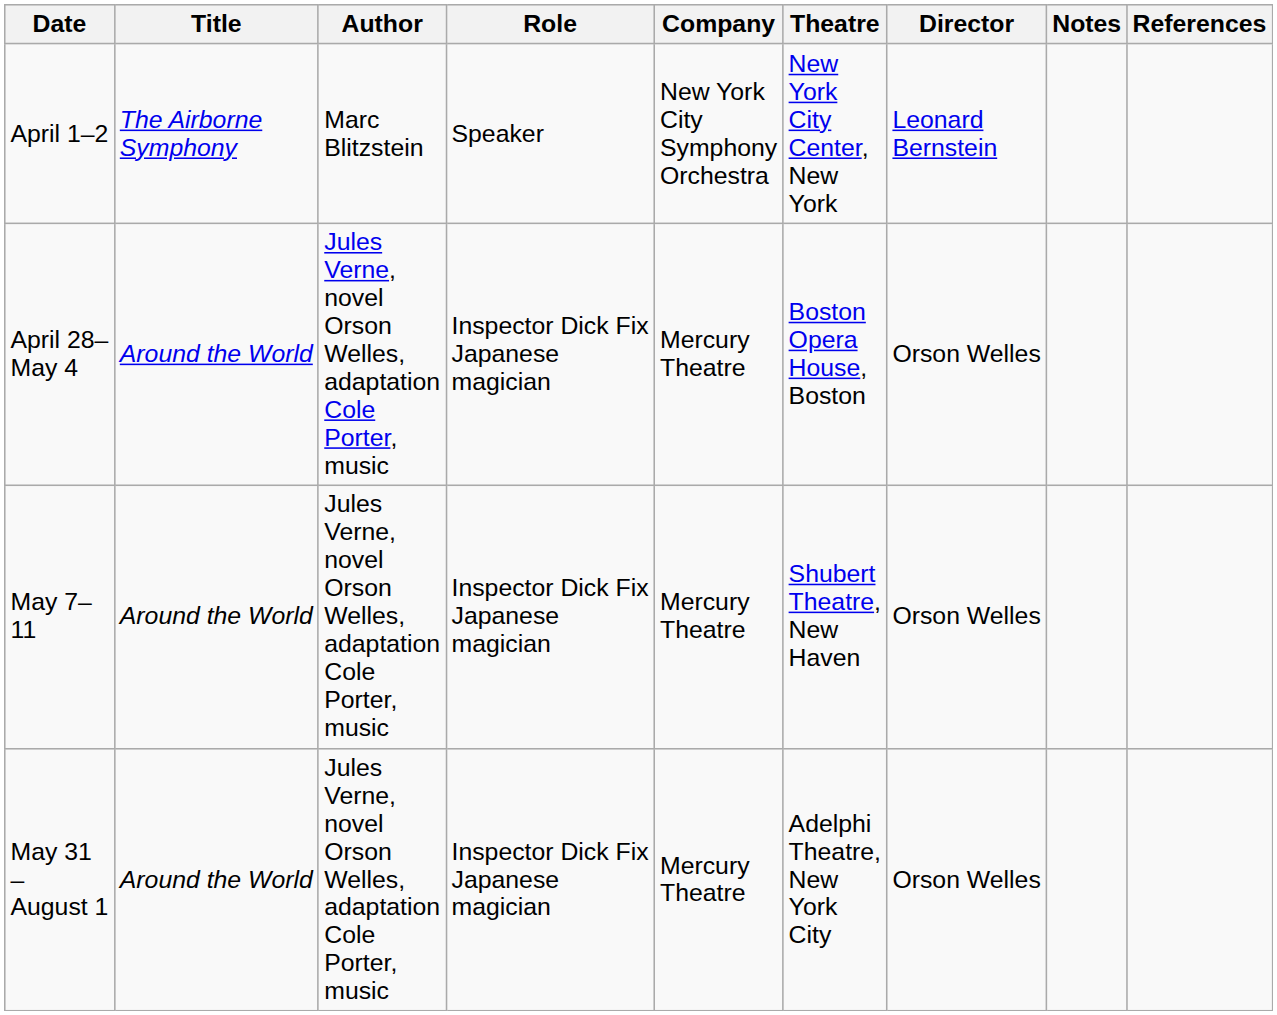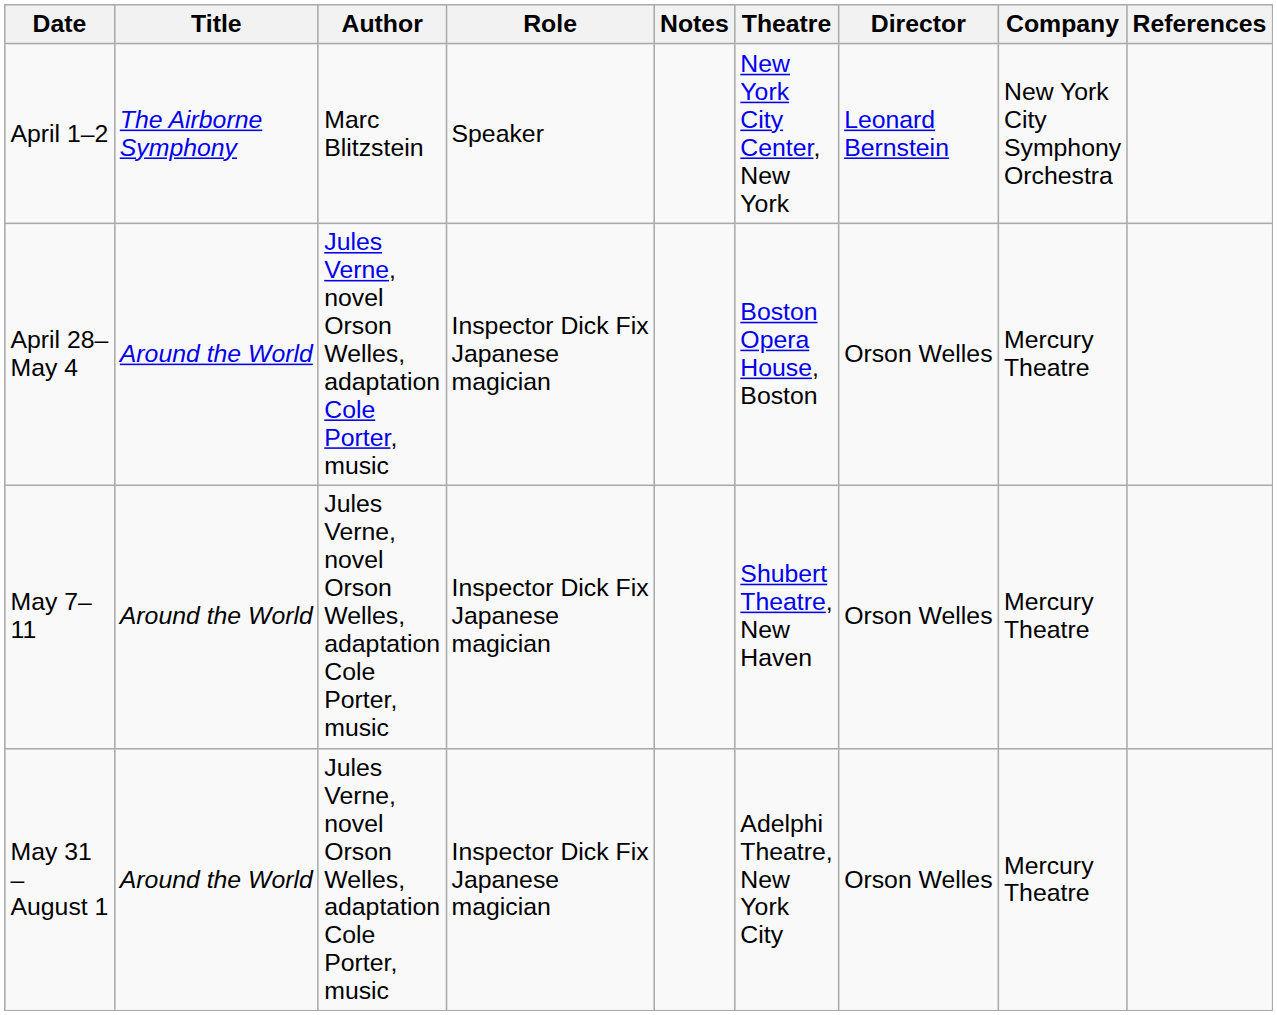columns swapped: (719, 24) <-> (1087, 24)
